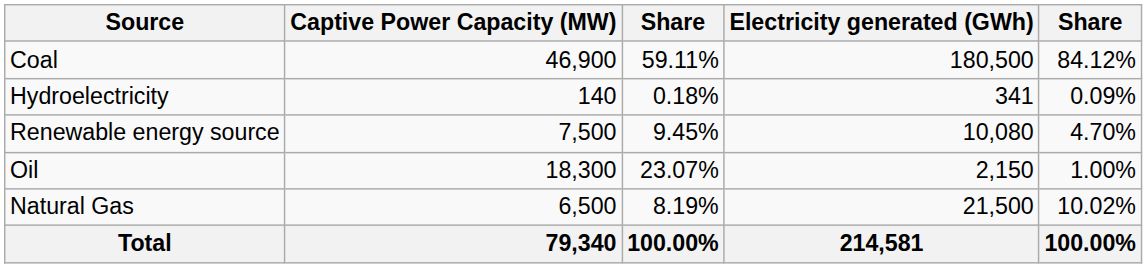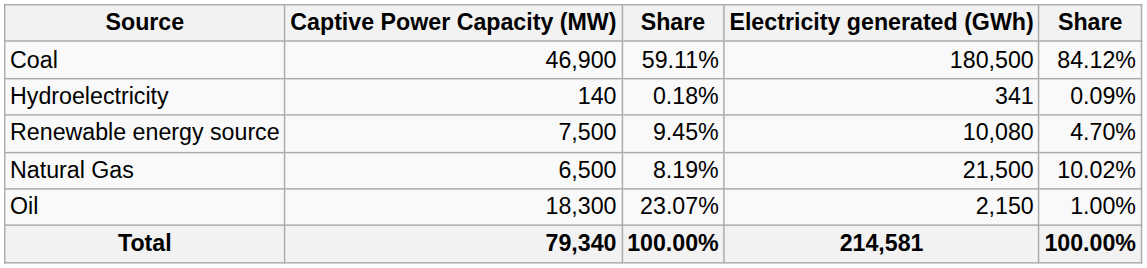rows swapped: (72, 206) <-> (24, 170)
